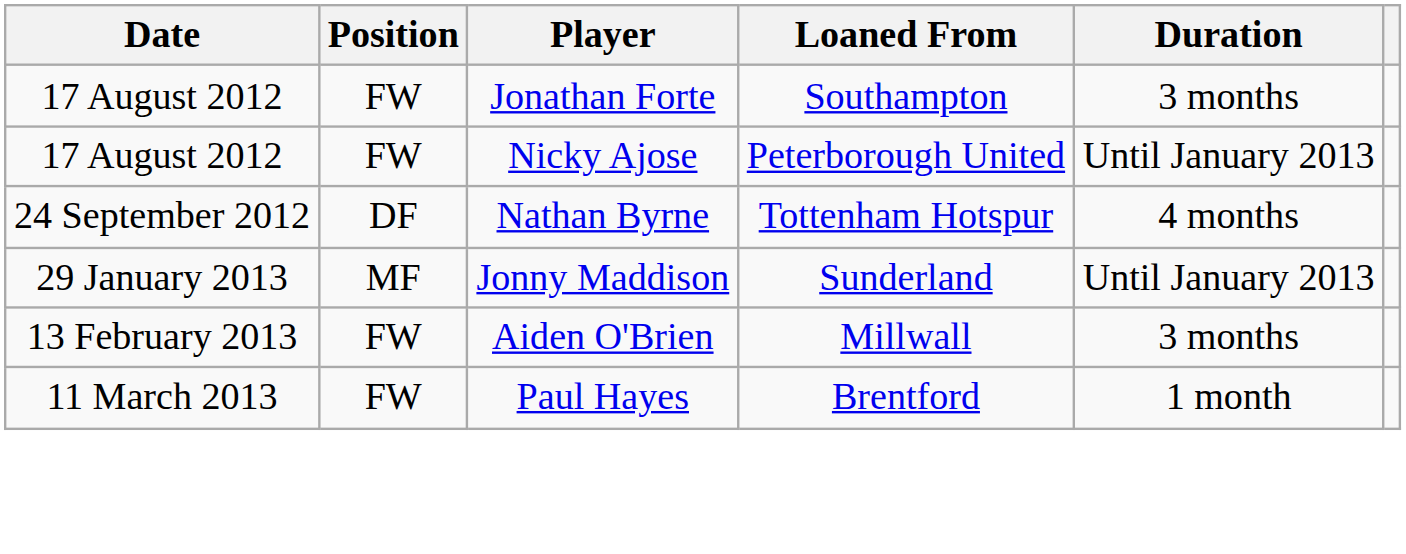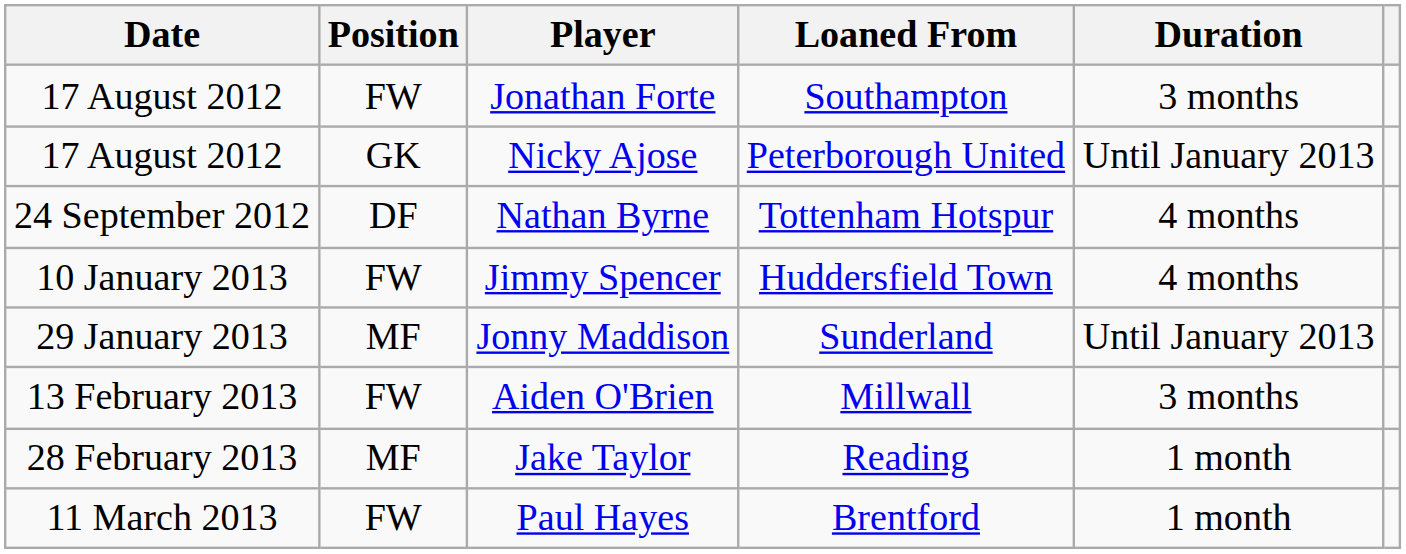(393, 155) FW -> (393, 155) GK
+ row: (603, 276)
+ row: (603, 457)
